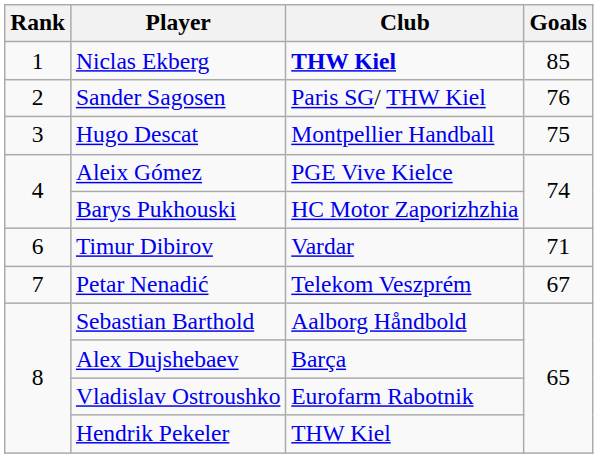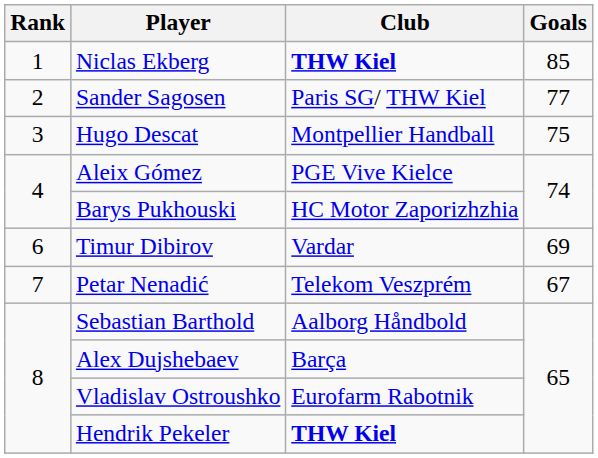(558, 97) 76 -> (558, 97) 77
(558, 246) 71 -> (558, 246) 69
(341, 433) normal -> (344, 433) bold
